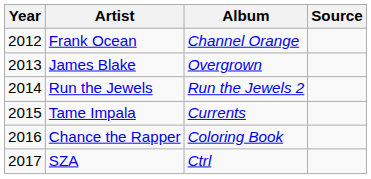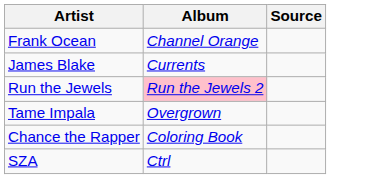- column: (25, 16)
(225, 64) Overgrown -> (176, 64) Currents
(246, 88) no background -> (205, 88) pink background
(217, 112) Currents -> (184, 112) Overgrown
